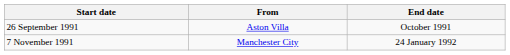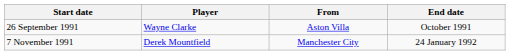+ column: (205, 12)
